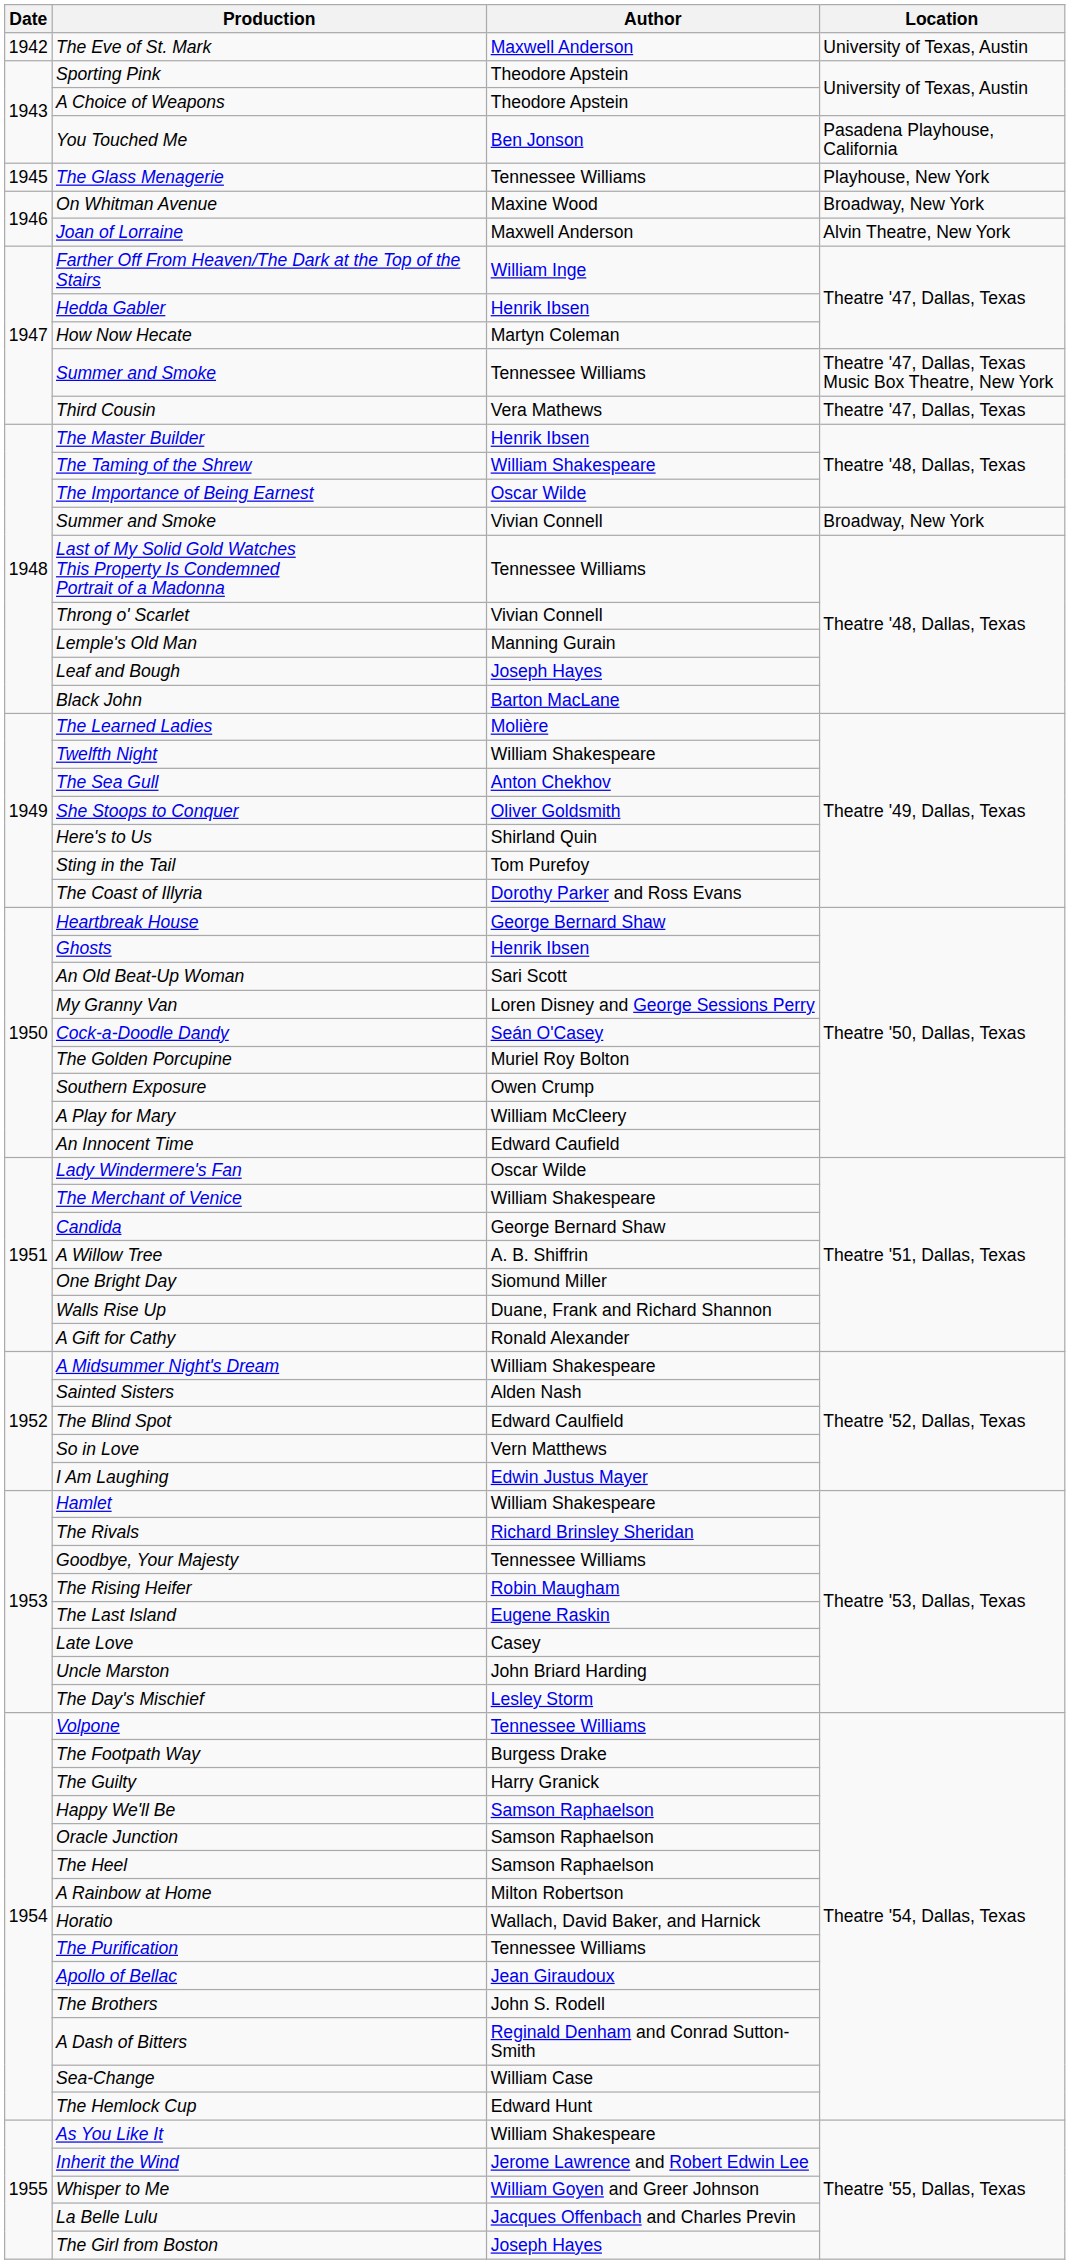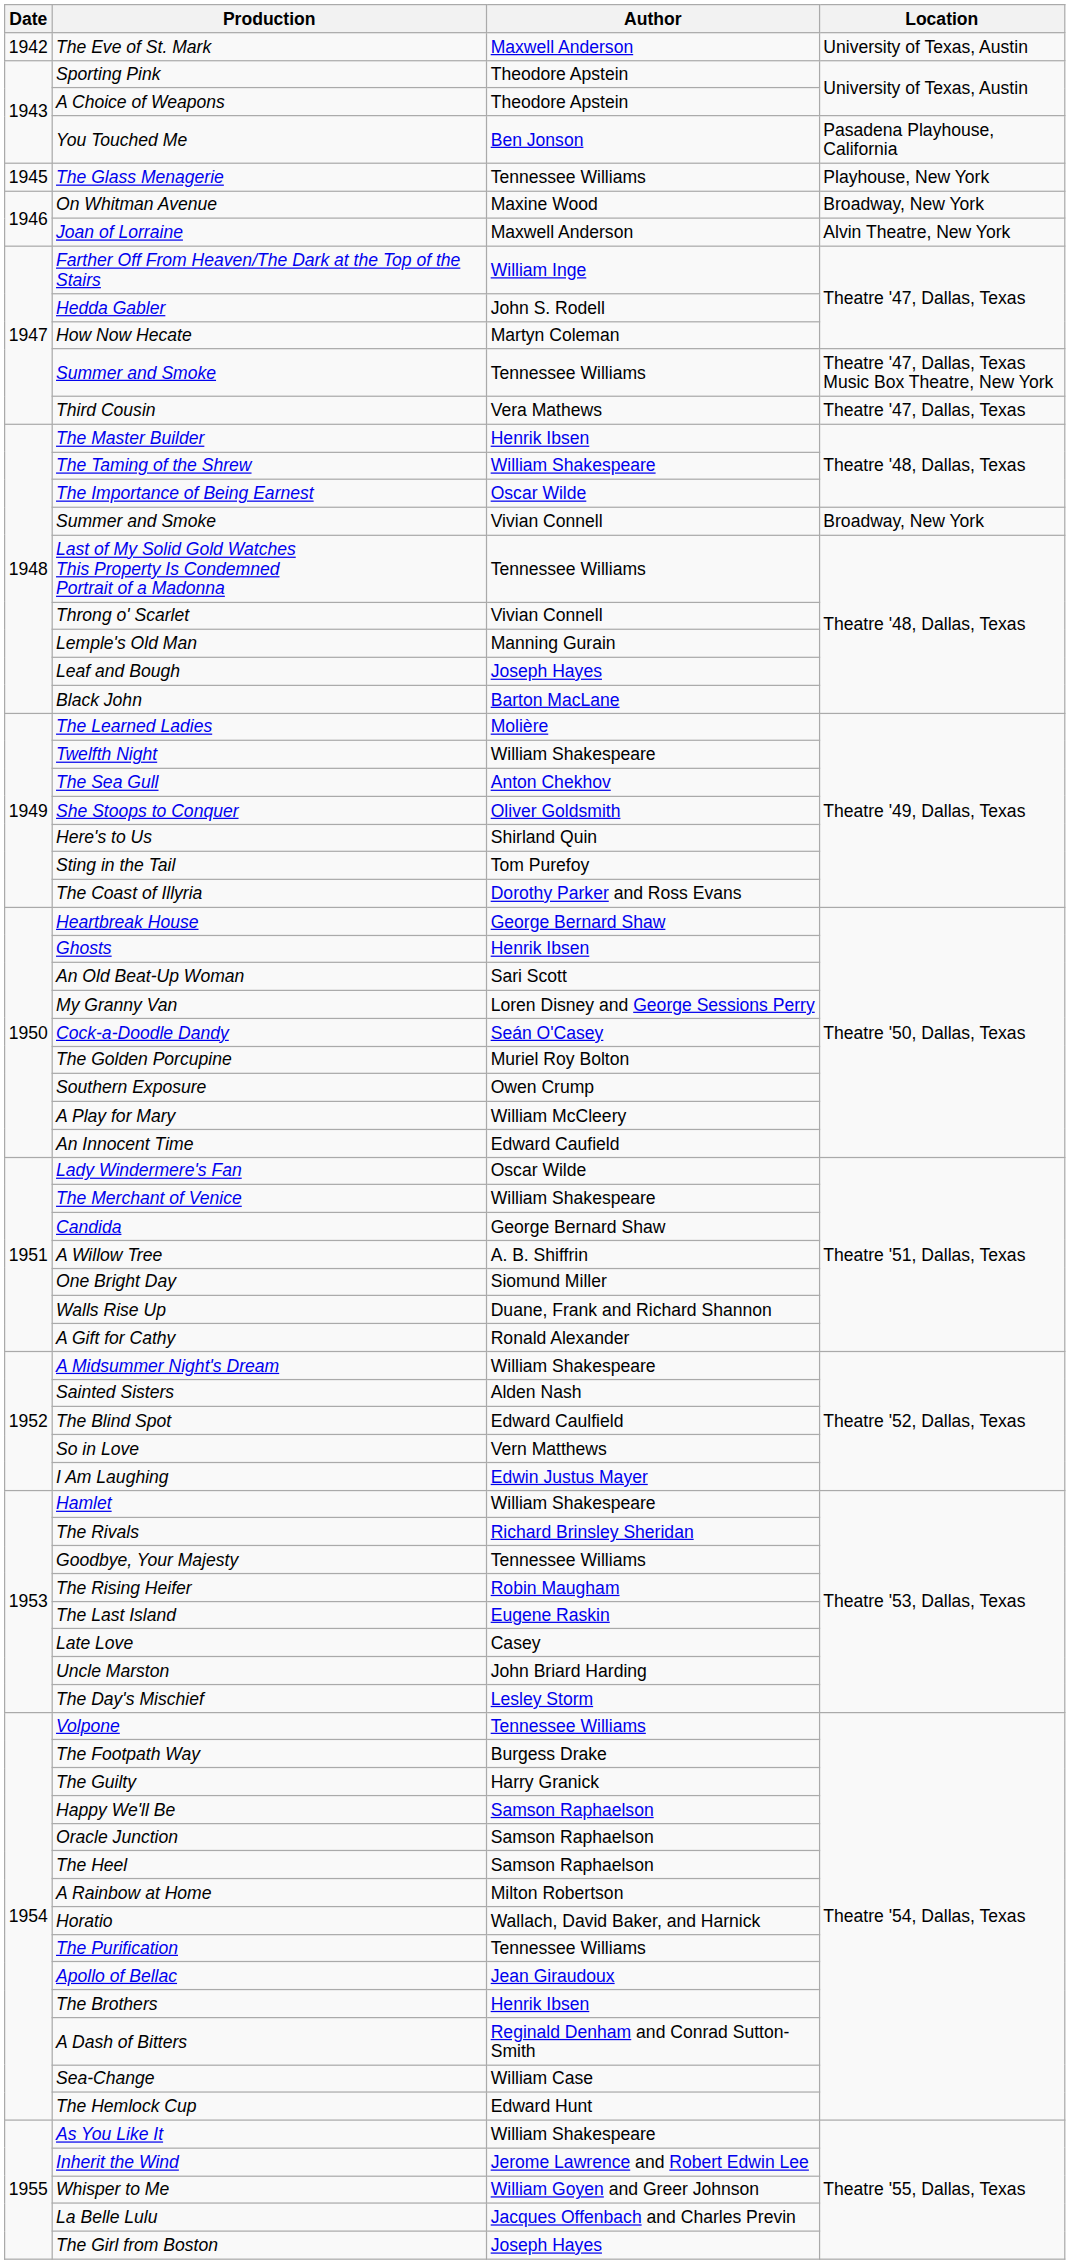(540, 308) Henrik Ibsen -> (548, 308) John S. Rodell
(548, 2004) John S. Rodell -> (540, 2004) Henrik Ibsen
